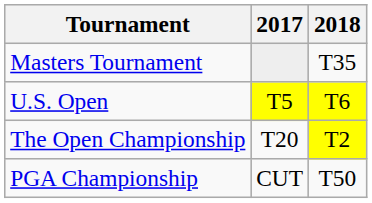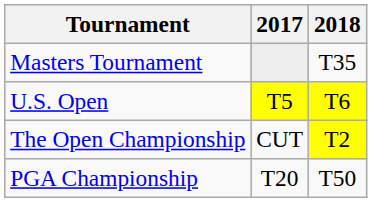(280, 139) T20 -> (280, 139) CUT
(280, 178) CUT -> (280, 178) T20
